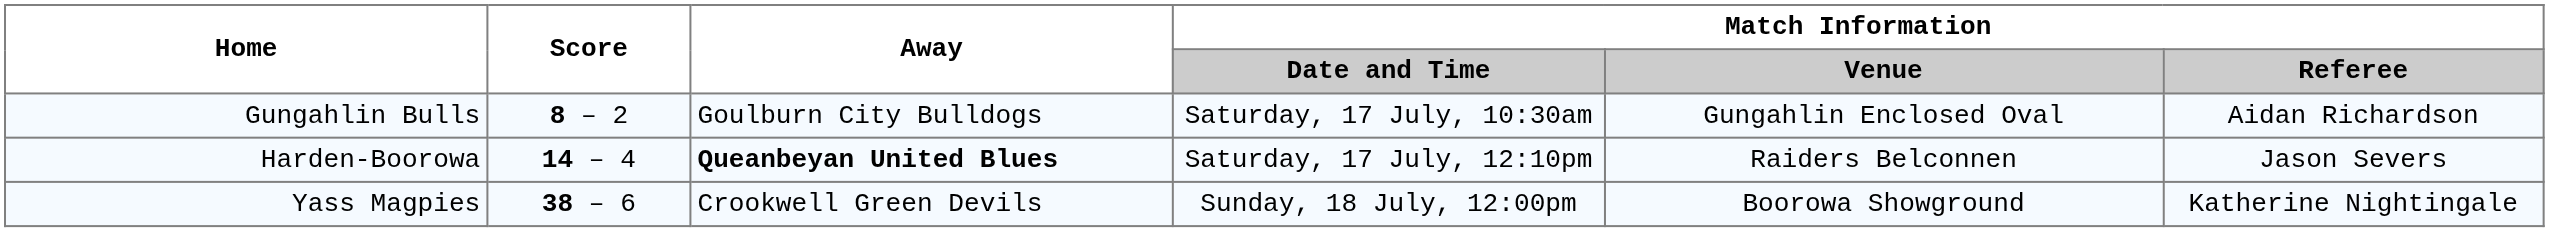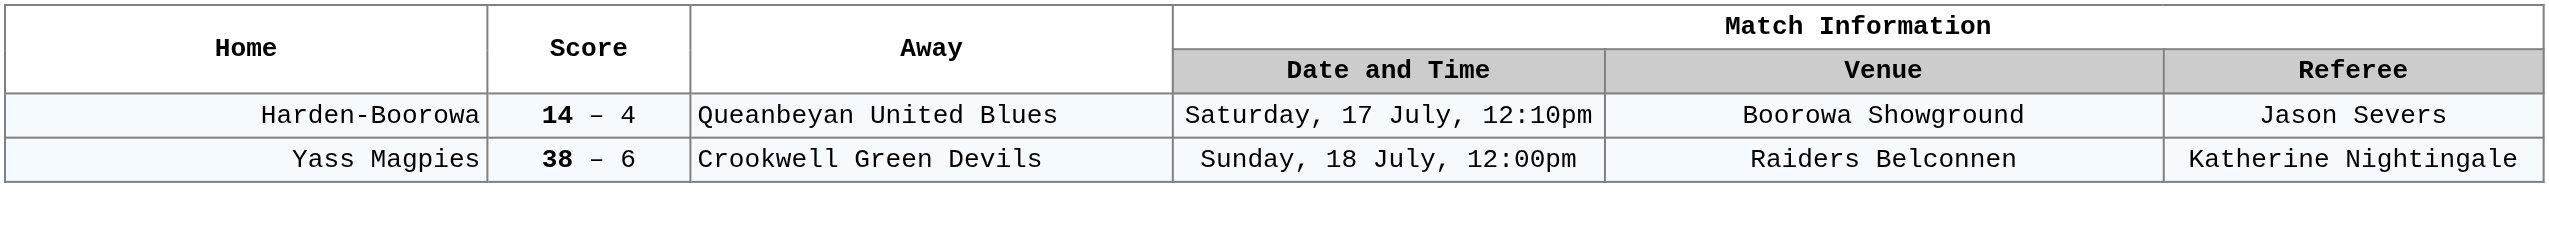- row: (363, 116)
(878, 160) bold -> (878, 116) normal
(1884, 160) Raiders Belconnen -> (1884, 116) Boorowa Showground
(1884, 204) Boorowa Showground -> (1884, 160) Raiders Belconnen
